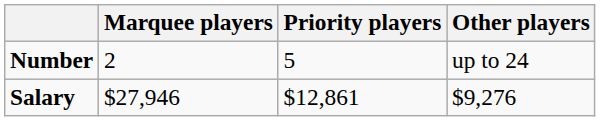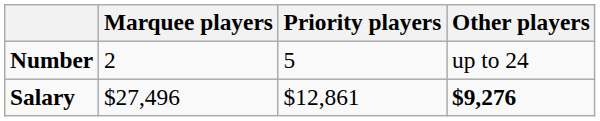(142, 97) $27,946 -> (142, 97) $27,496
(484, 97) normal -> (484, 97) bold
